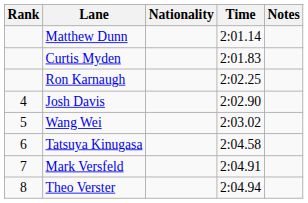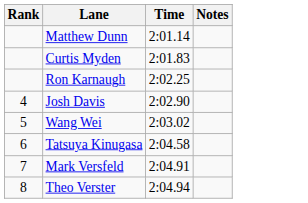- column: (181, 15)
